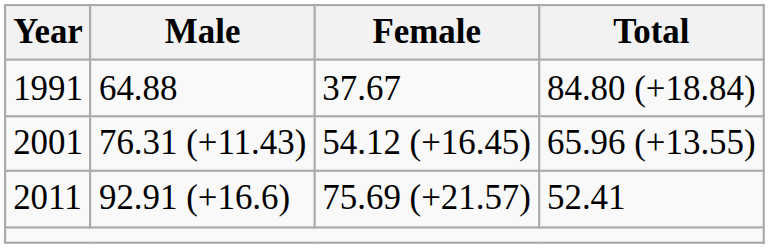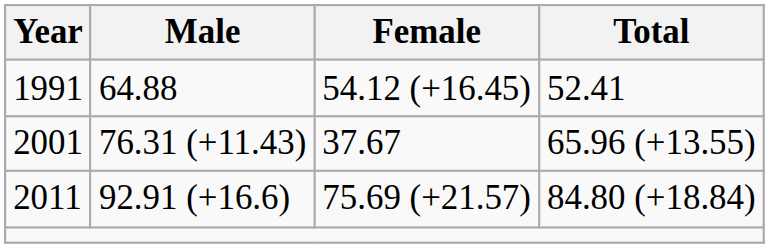(362, 87) 37.67 -> (427, 87) 54.12 (+16.45)
(651, 87) 84.80 (+18.84) -> (586, 87) 52.41
(427, 142) 54.12 (+16.45) -> (362, 142) 37.67
(586, 198) 52.41 -> (651, 198) 84.80 (+18.84)
